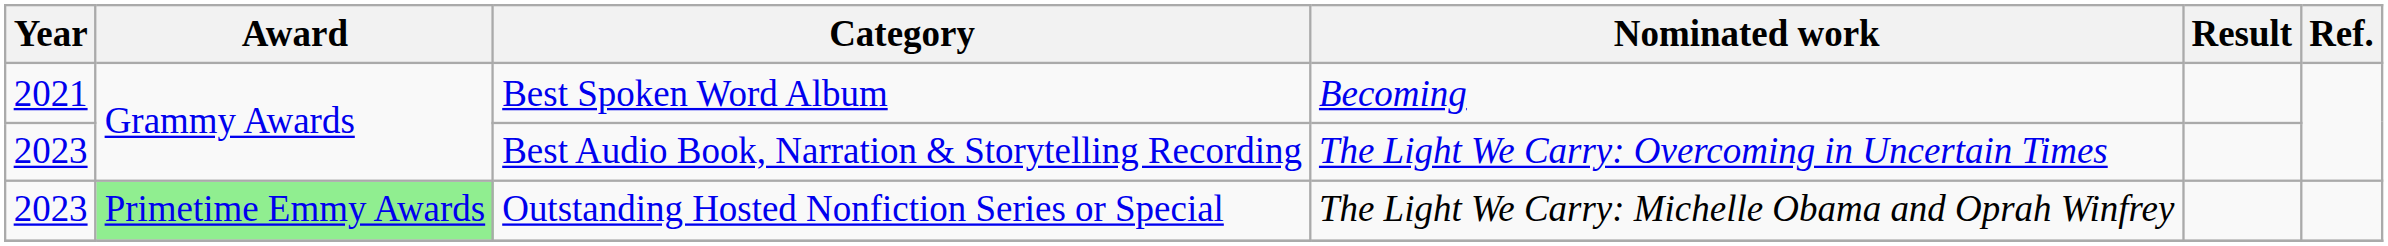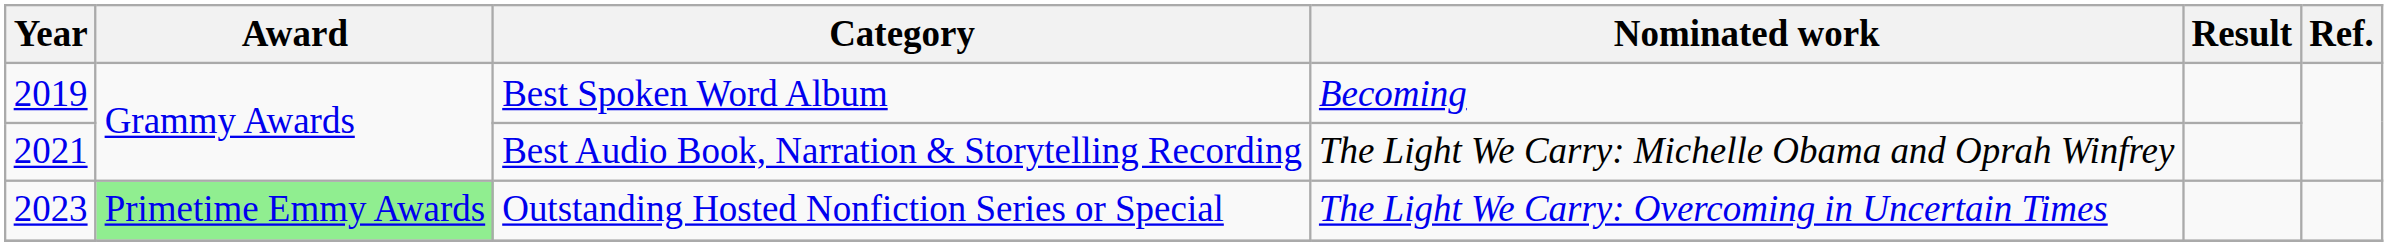(51, 92) 2021 -> (51, 92) 2019
(51, 151) 2023 -> (51, 151) 2021
(1713, 151) The Light We Carry: Overcoming in Uncertain Times -> (1747, 151) The Light We Carry: Michelle Obama and Oprah Winfrey
(1747, 209) The Light We Carry: Michelle Obama and Oprah Winfrey -> (1713, 209) The Light We Carry: Overcoming in Uncertain Times
